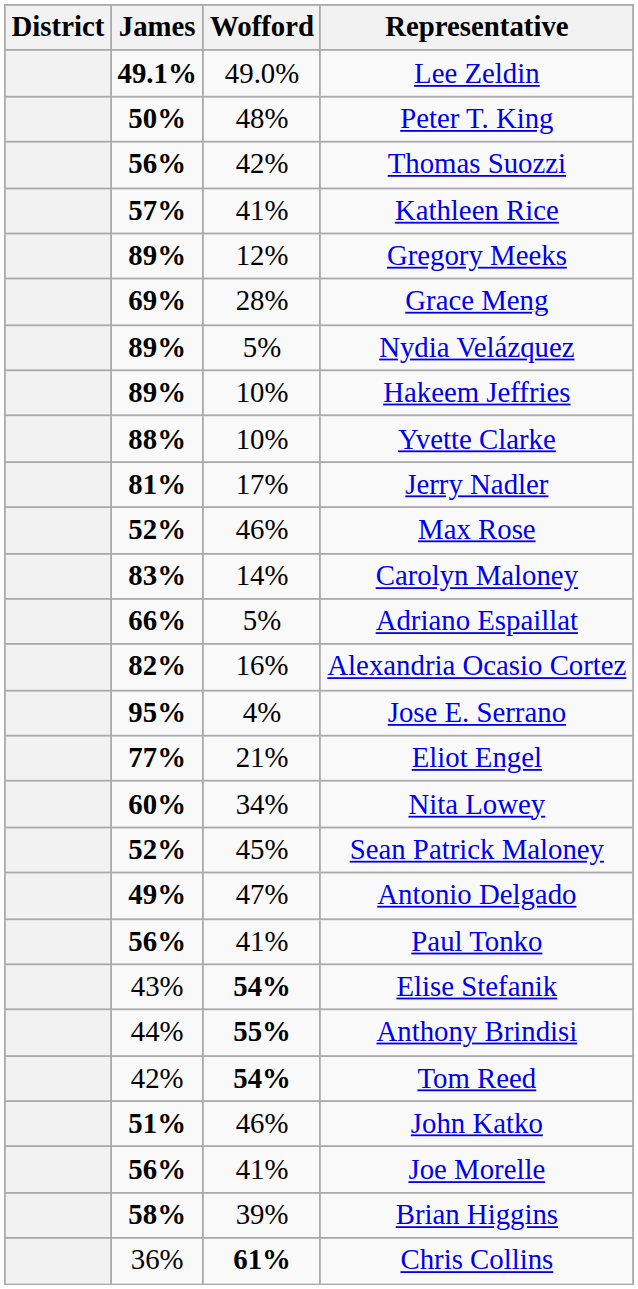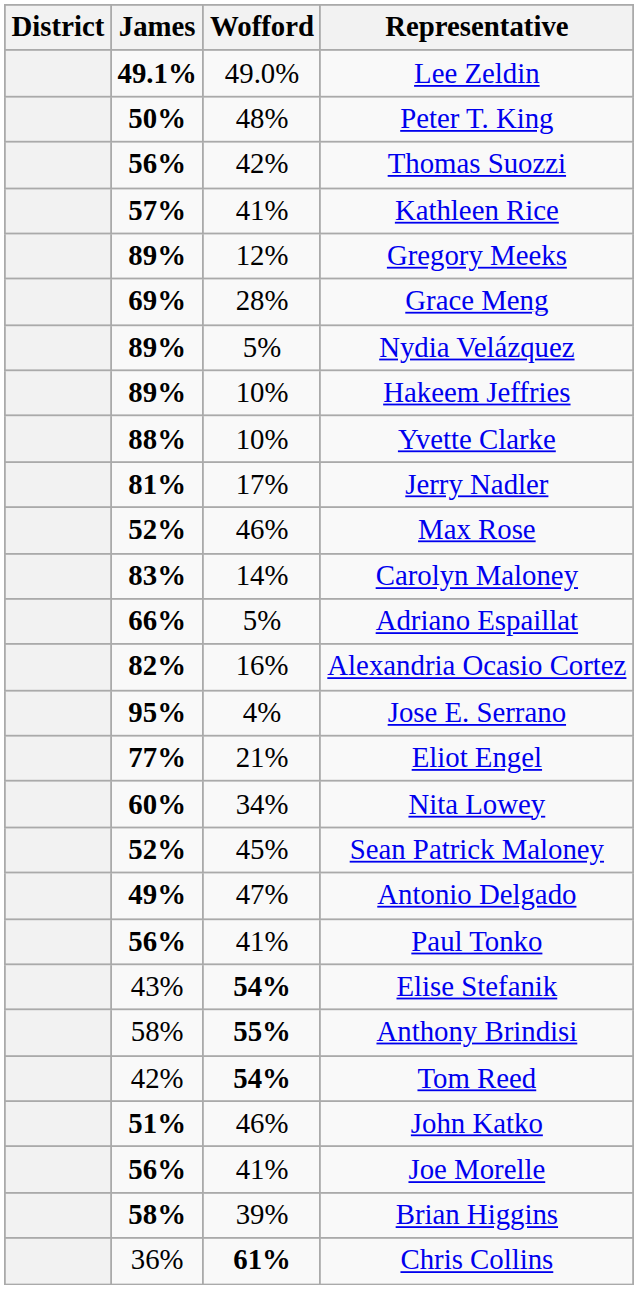(157, 1032) 44% -> (157, 1032) 58%
